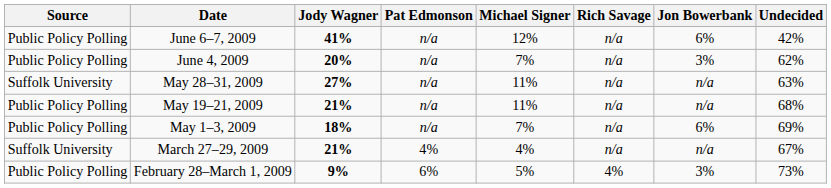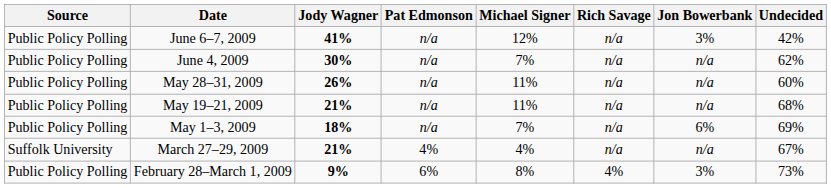(705, 37) 6% -> (705, 37) 3%
(338, 60) 20% -> (338, 60) 30%
(705, 60) 3% -> (705, 60) n/a
(60, 82) Suffolk University -> (68, 82) Public Policy Polling
(338, 82) 27% -> (338, 82) 26%
(791, 82) 63% -> (791, 82) 60%
(525, 171) 5% -> (525, 171) 8%
